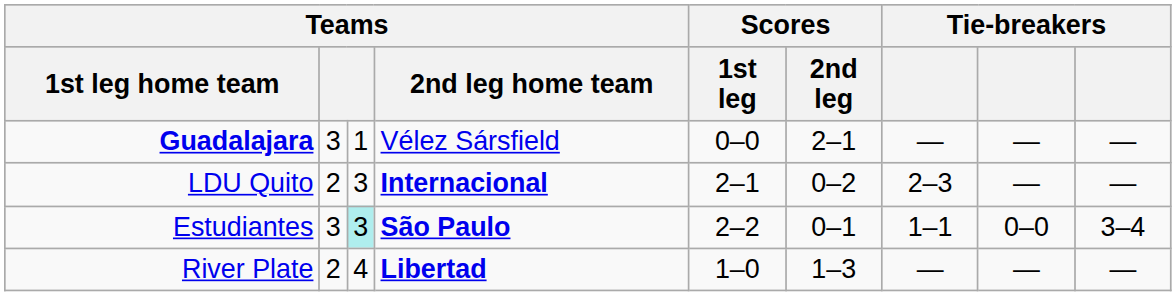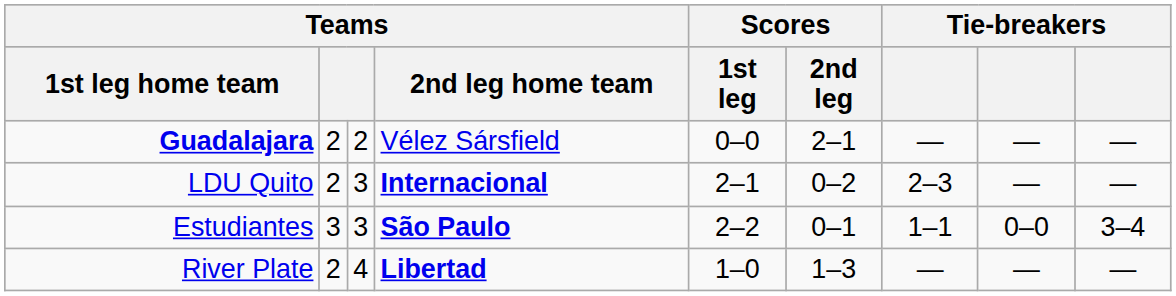(333, 141) 3 -> (333, 141) 2
(361, 141) 1 -> (361, 141) 2
(361, 226) paleturquoise background -> (361, 226) no background
